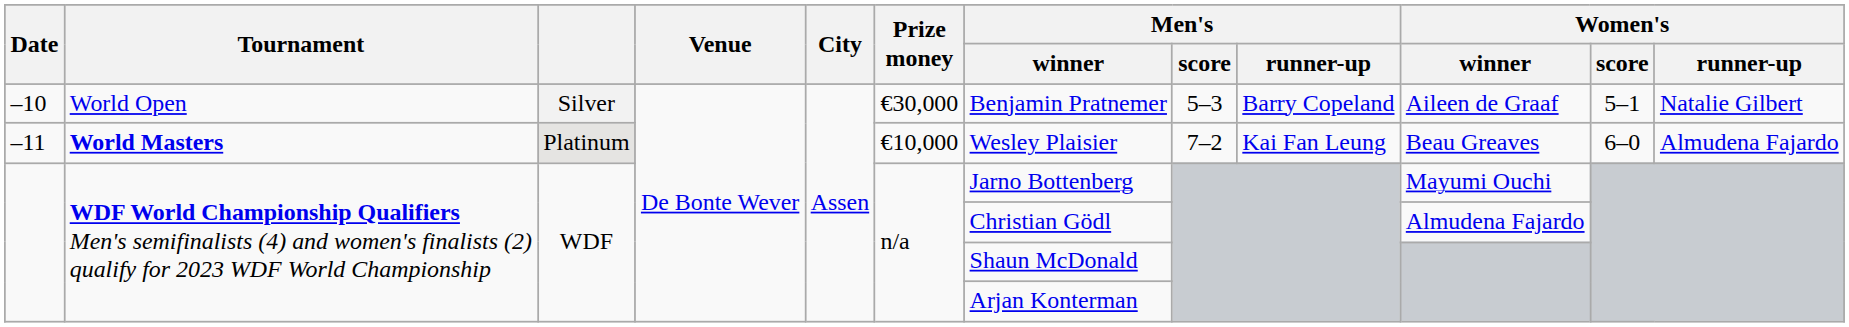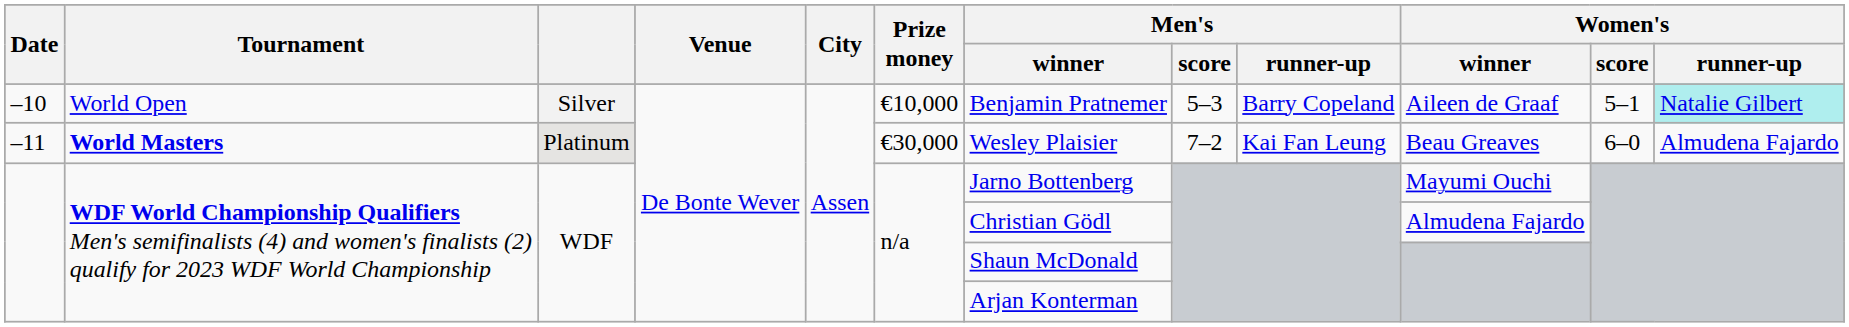(919, 102) €30,000 -> (919, 102) €10,000
(1731, 102) no background -> (1731, 102) paleturquoise background
(919, 142) €10,000 -> (919, 142) €30,000
